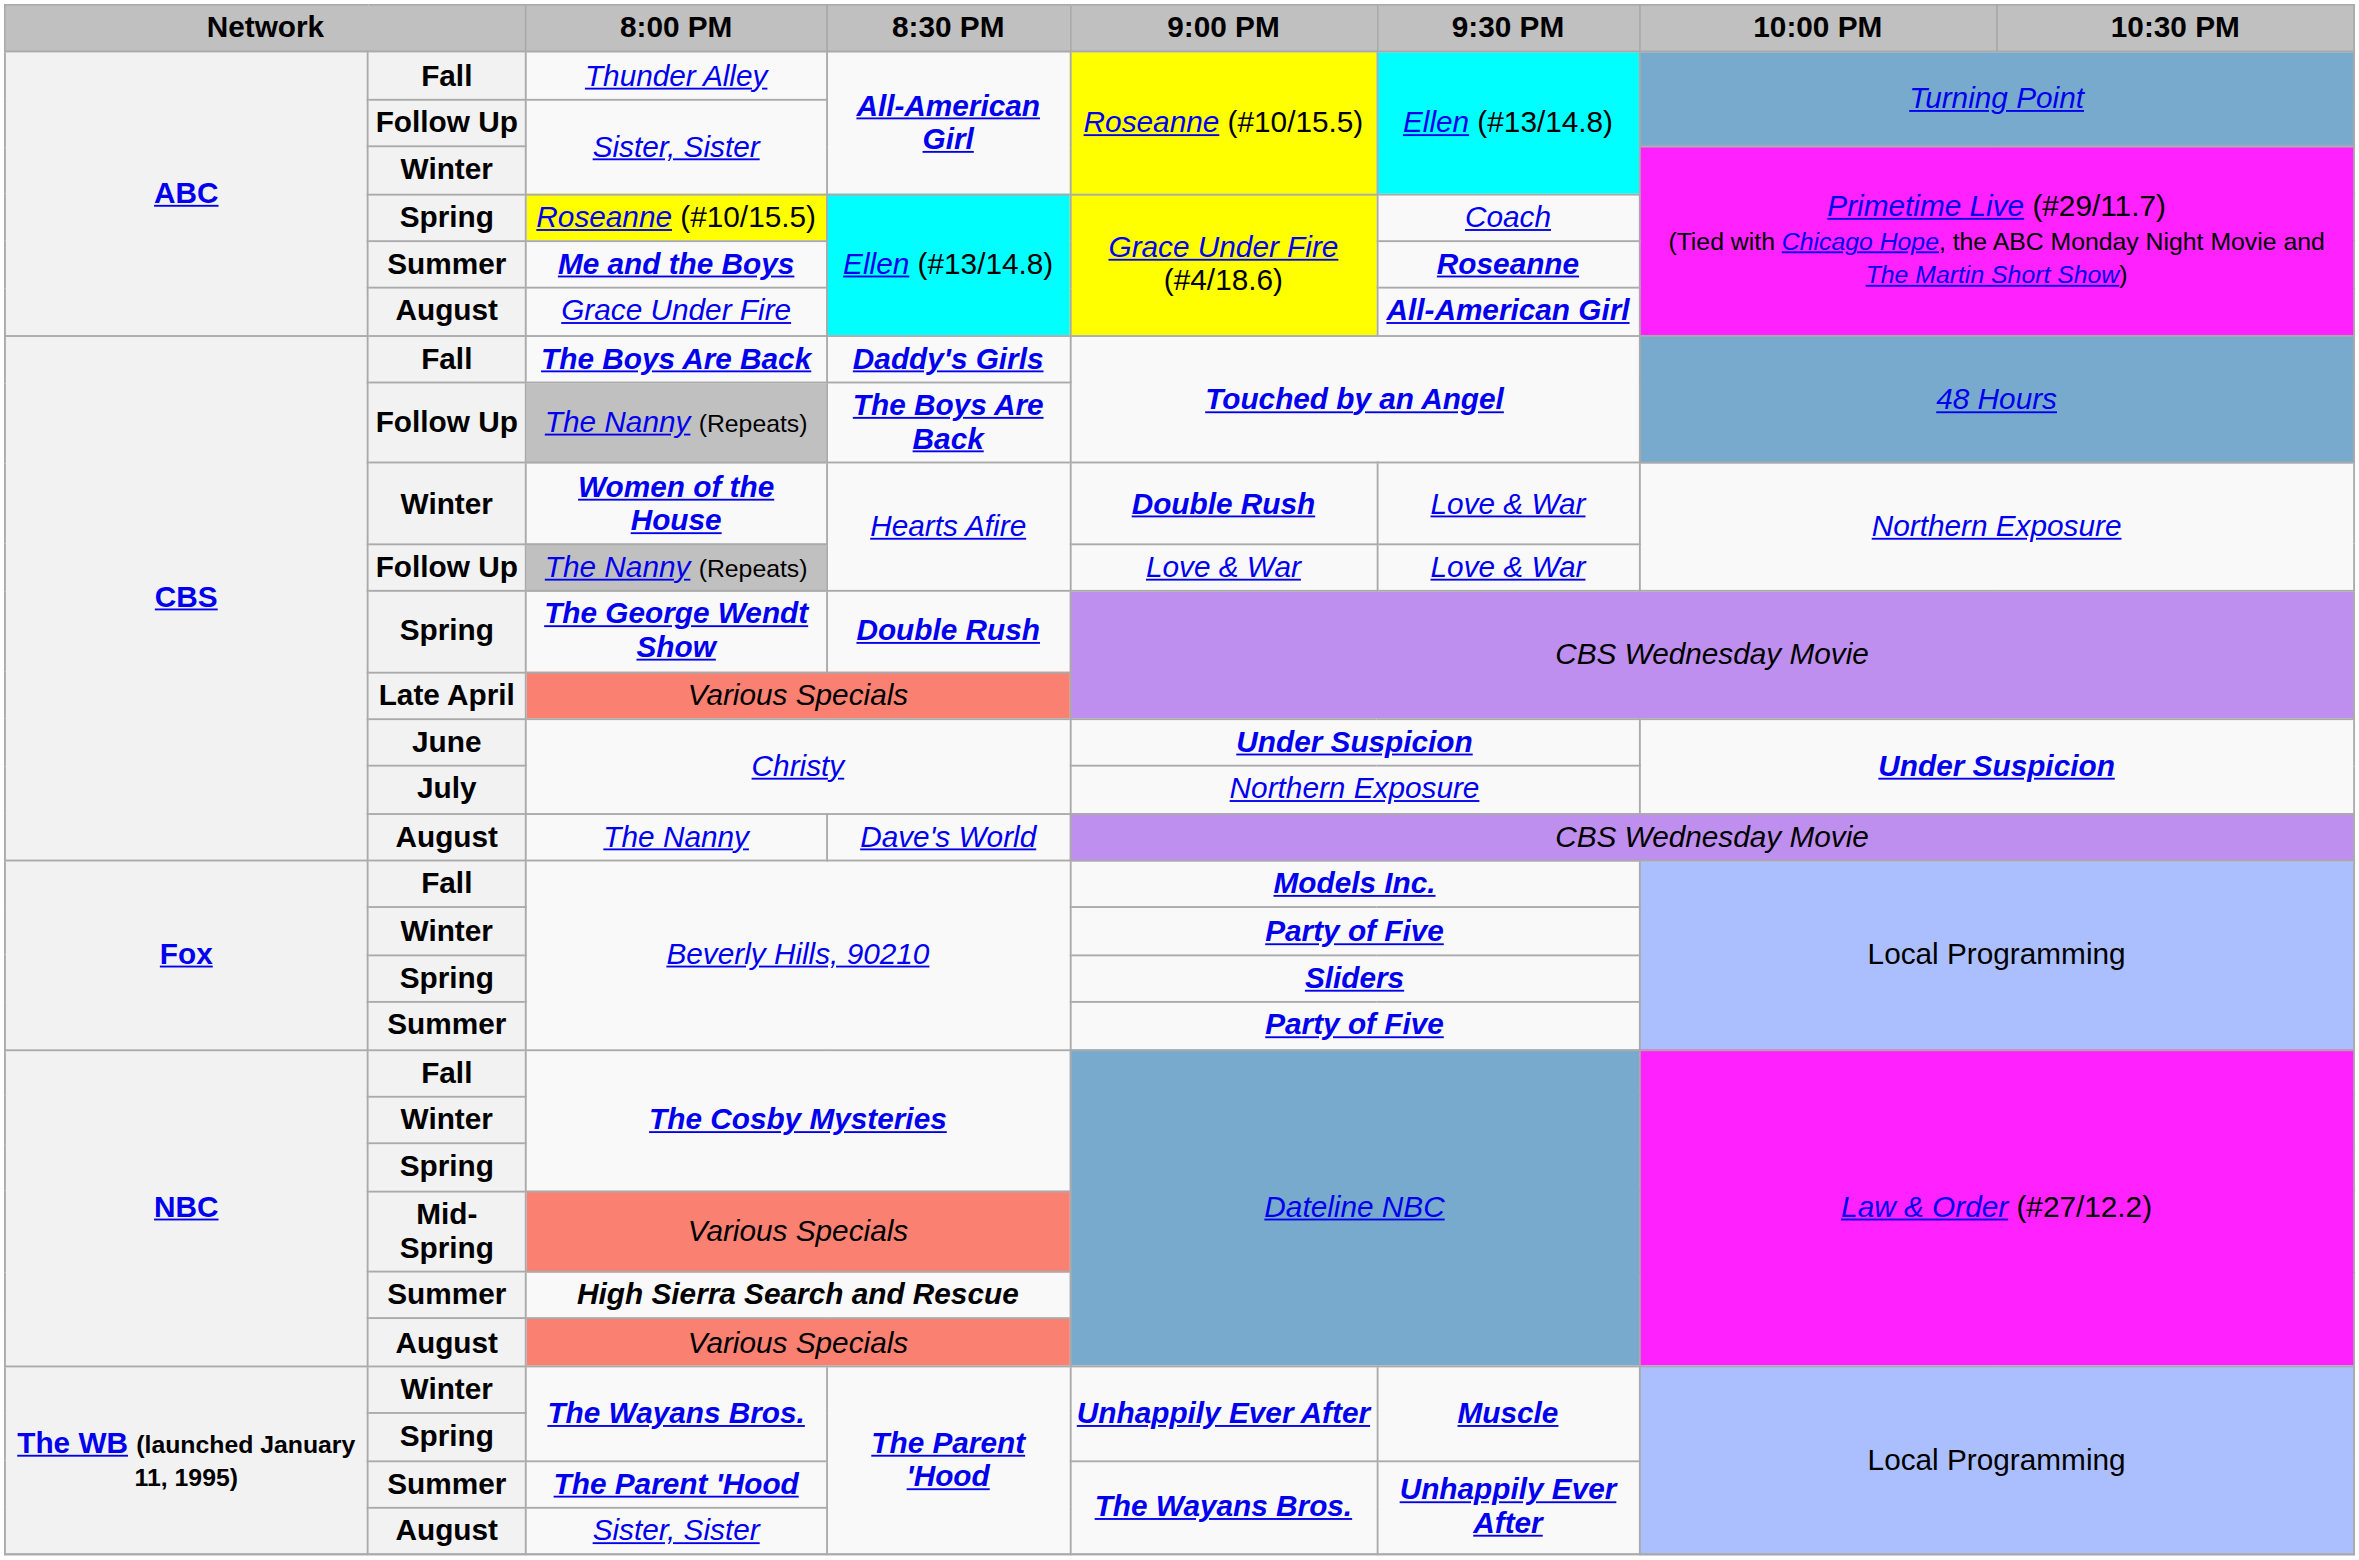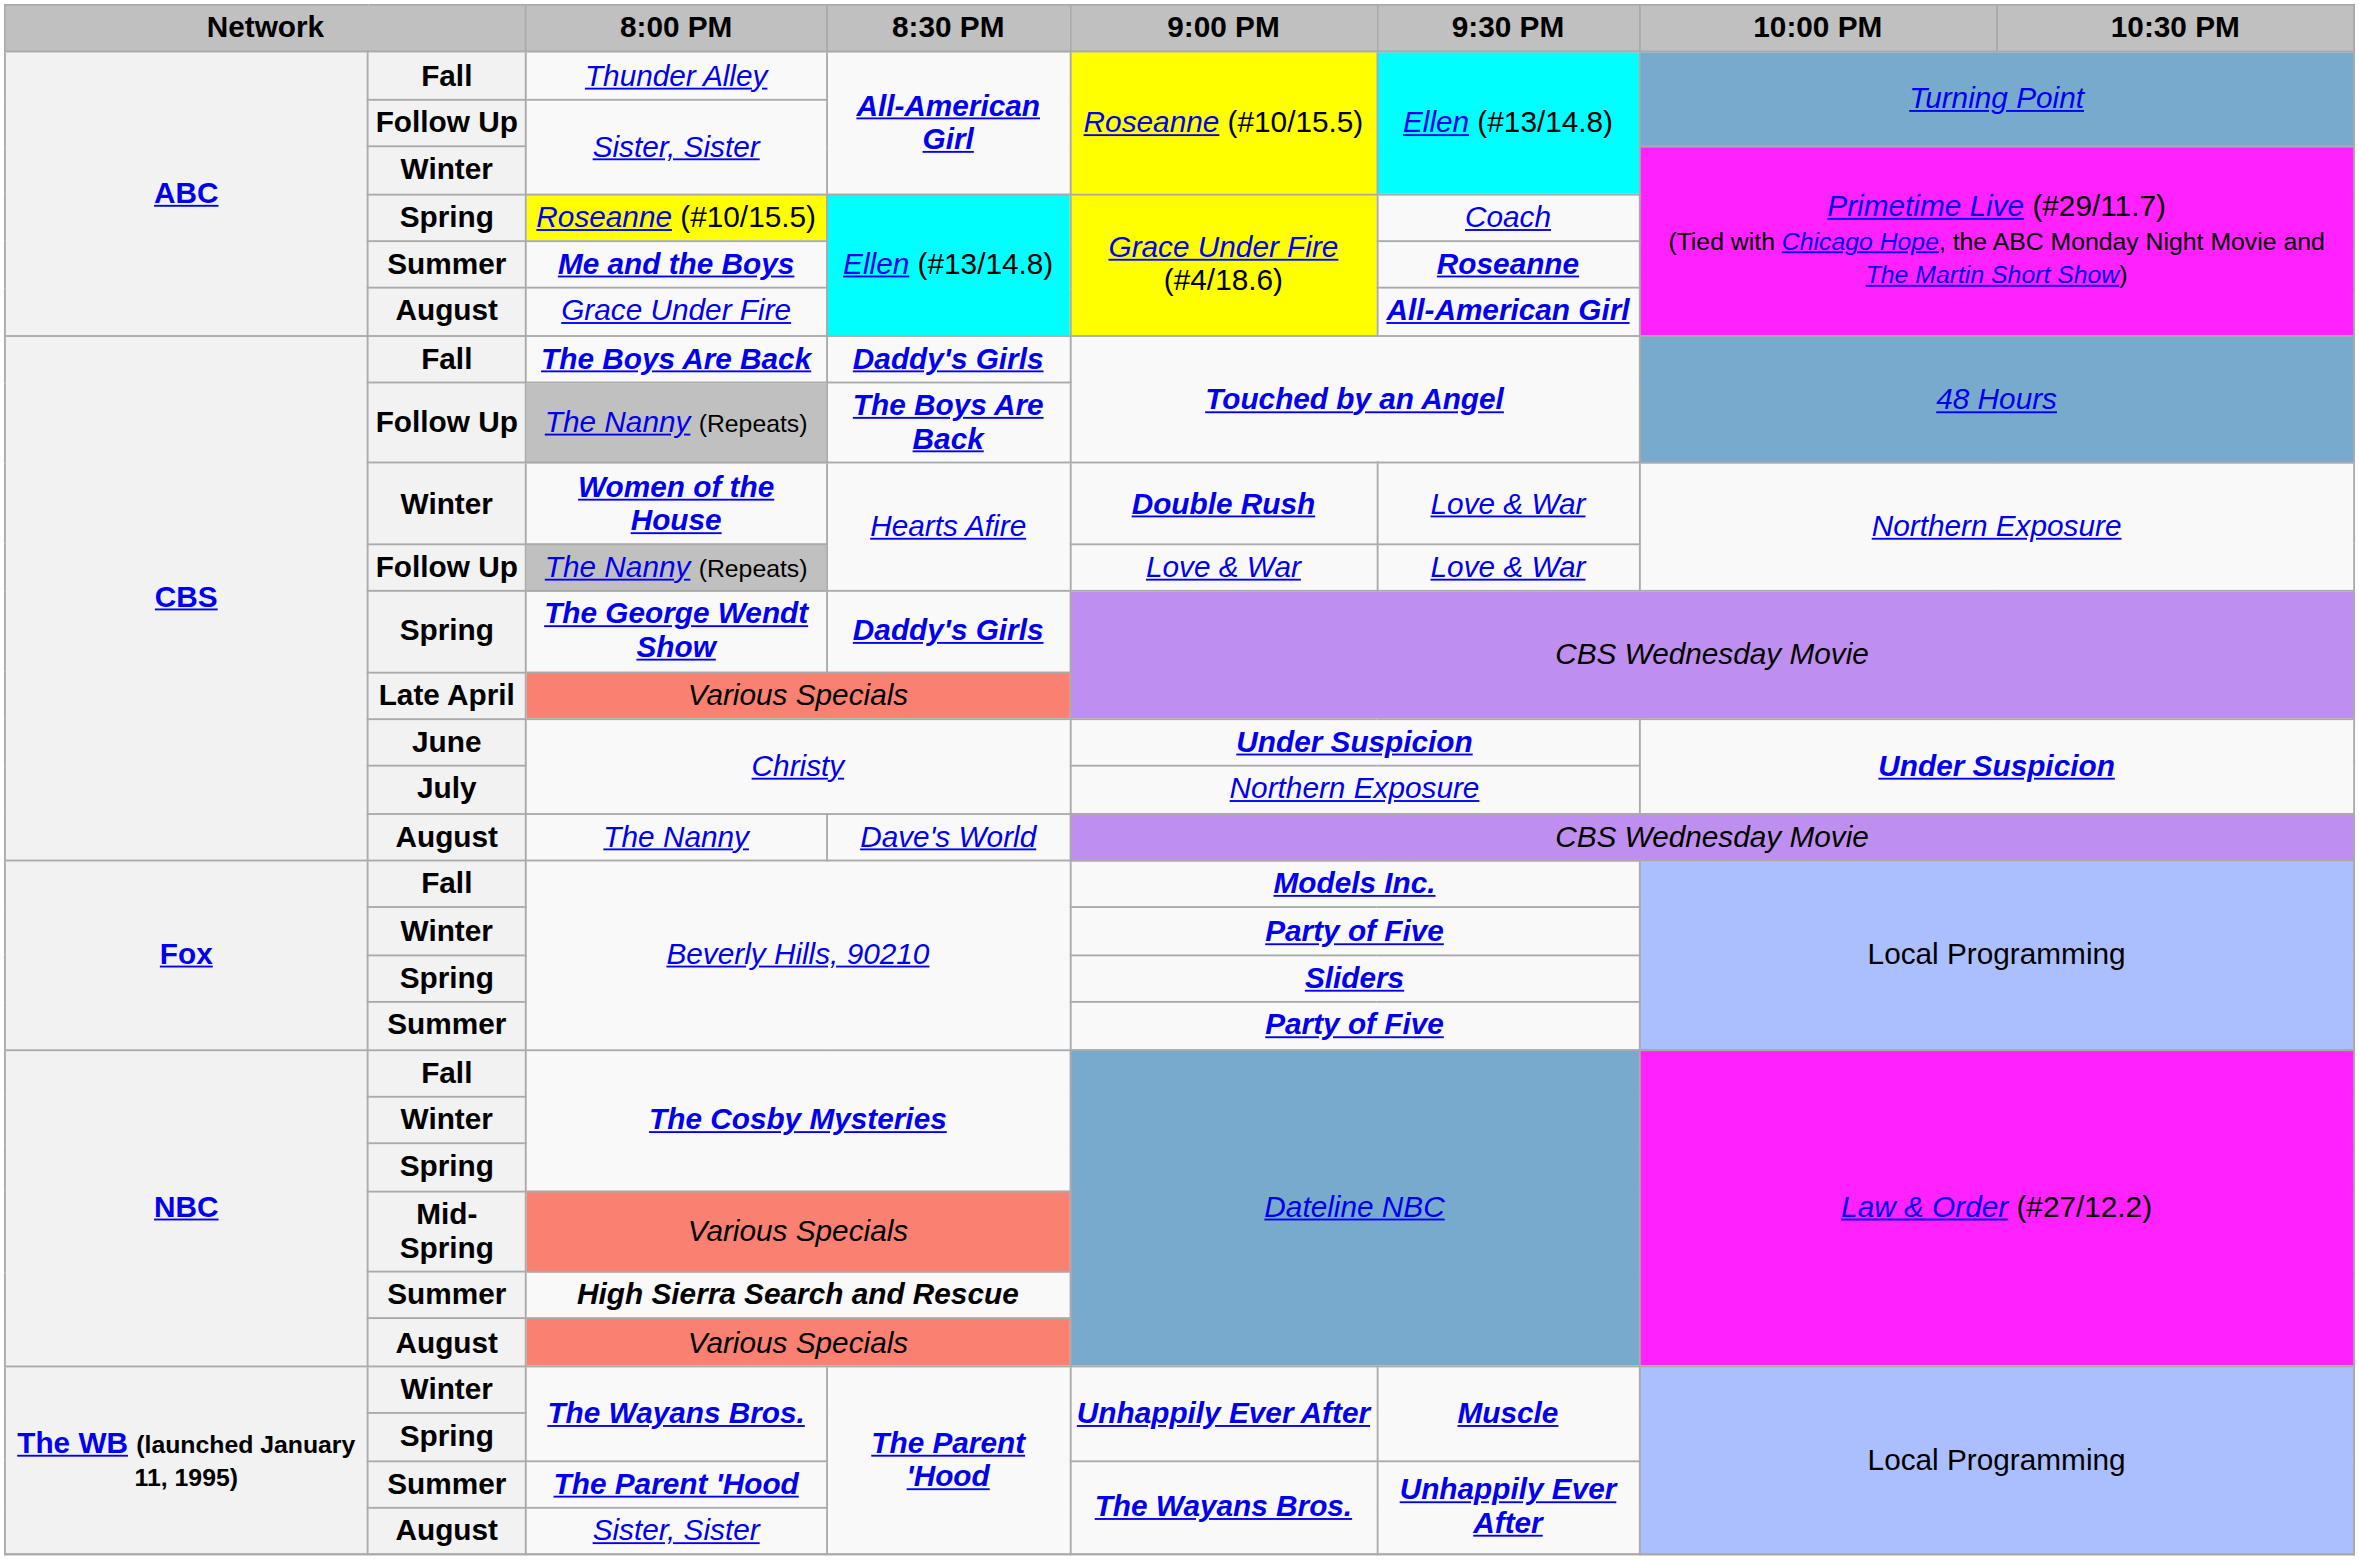(948, 630) Double Rush -> (948, 630) Daddy's Girls
